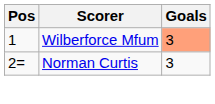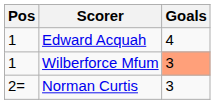+ row: (94, 39)
